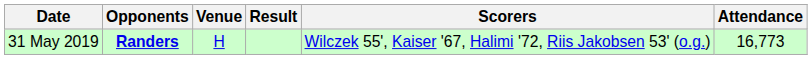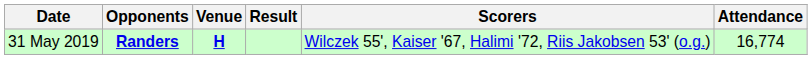(219, 41) normal -> (219, 41) bold
(760, 41) 16,773 -> (760, 41) 16,774
